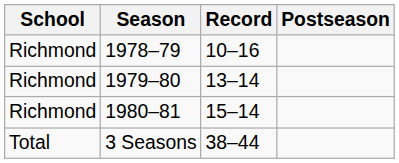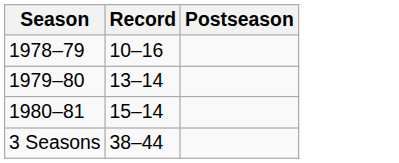- column: (53, 19)
